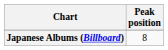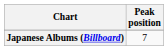(145, 38) 8 -> (145, 38) 7
